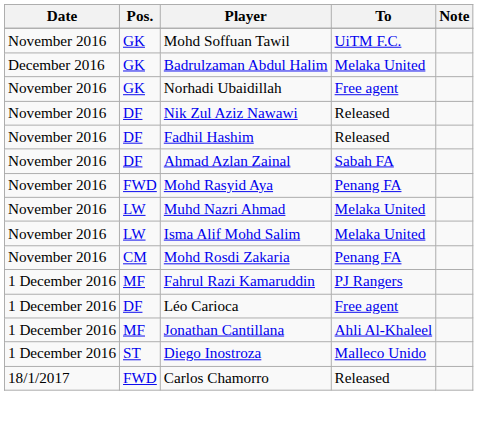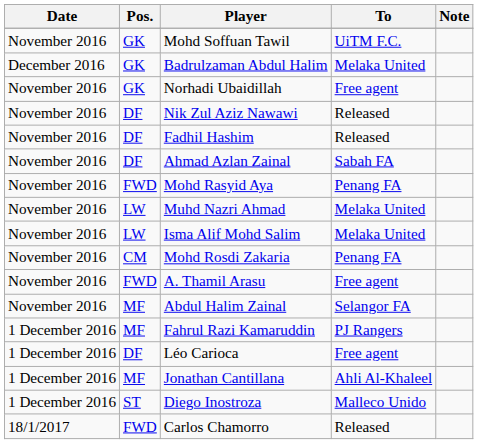+ row: (215, 281)
+ row: (225, 305)
